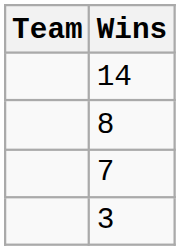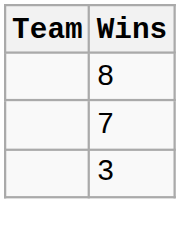- row: (114, 77)
